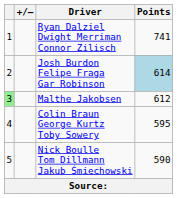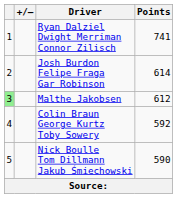(162, 74) lightblue background -> (162, 74) no background
(162, 125) 595 -> (162, 125) 592
